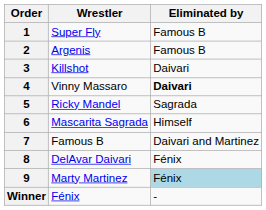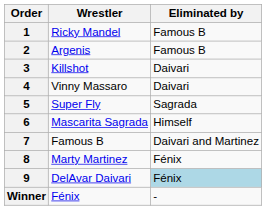(76, 31) Super Fly -> (86, 31) Ricky Mandel
(172, 86) bold -> (171, 86) normal
(86, 104) Ricky Mandel -> (76, 104) Super Fly
(91, 159) DelAvar Daivari -> (89, 159) Marty Martinez
(89, 178) Marty Martinez -> (91, 178) DelAvar Daivari
